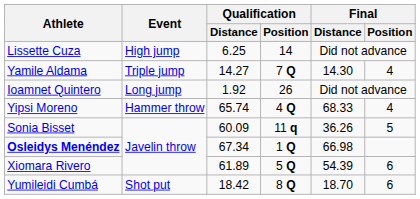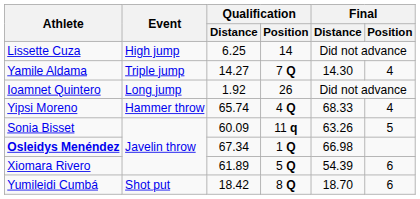(338, 128) 36.26 -> (338, 128) 63.26
